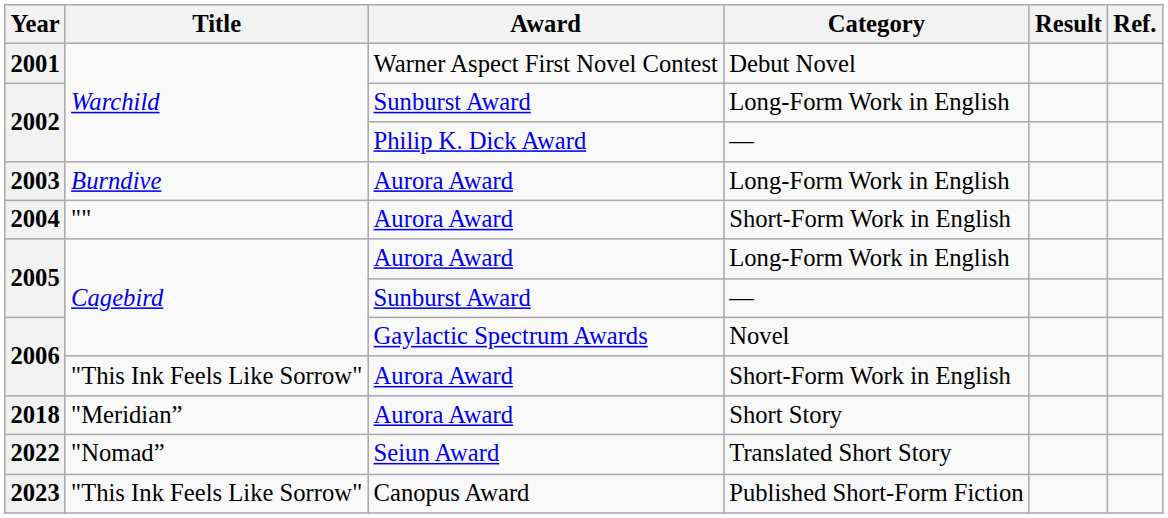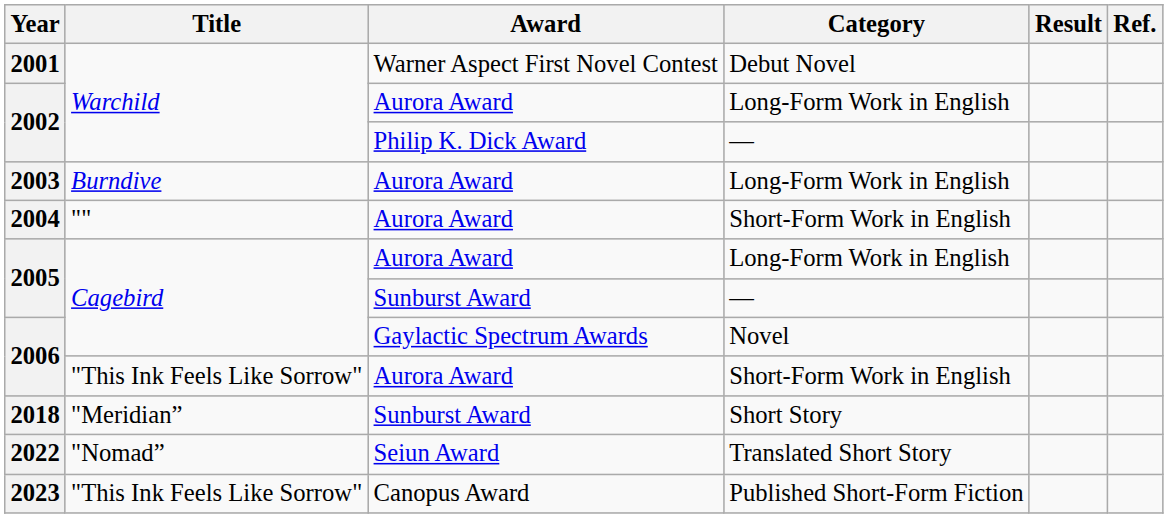(452, 102) Sunburst Award -> (443, 102) Aurora Award
(443, 414) Aurora Award -> (452, 414) Sunburst Award
